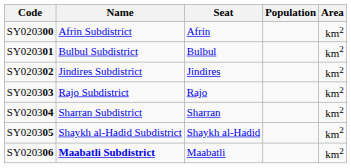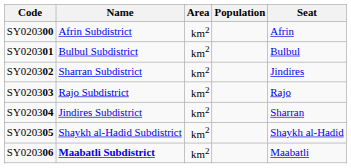columns swapped: (332, 13) <-> (223, 13)
(100, 72) Jindires Subdistrict -> (100, 72) Sharran Subdistrict
(100, 112) Sharran Subdistrict -> (100, 112) Jindires Subdistrict
